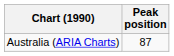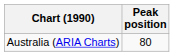(145, 42) 87 -> (145, 42) 80
